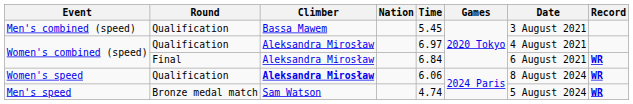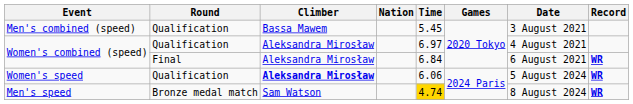(548, 76) 8 August 2024 -> (548, 76) 5 August 2024
(430, 92) no background -> (430, 92) gold background
(548, 92) 5 August 2024 -> (548, 92) 8 August 2024
